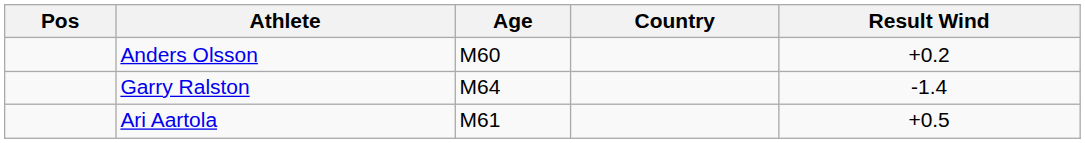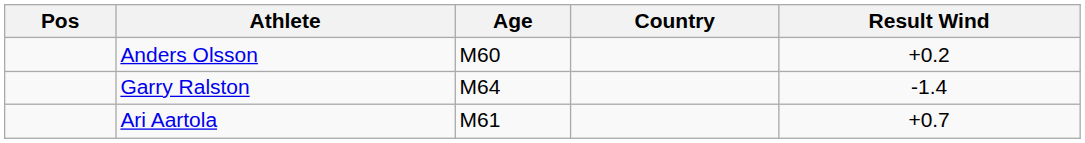(929, 120) +0.5 -> (929, 120) +0.7
